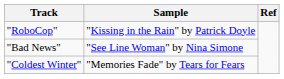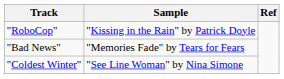(165, 47) "See Line Woman" by Nina Simone -> (165, 47) "Memories Fade" by Tears for Fears
(165, 64) "Memories Fade" by Tears for Fears -> (165, 64) "See Line Woman" by Nina Simone
